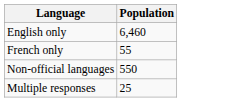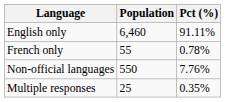+ column: (199, 13)
